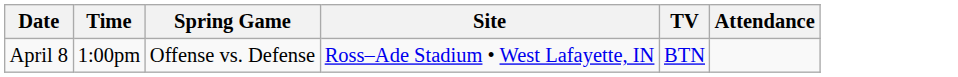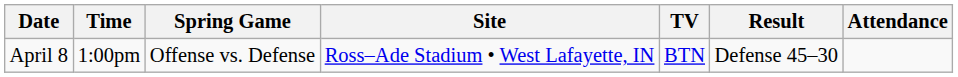+ column: (776, 21)
